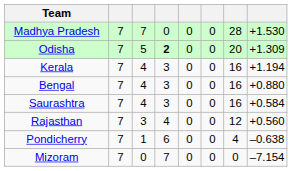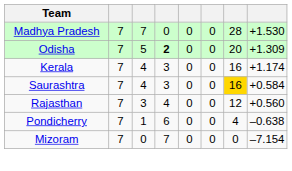(267, 67) +1.194 -> (267, 67) +1.174
- row: (57, 85)
(235, 103) no background -> (235, 85) gold background
